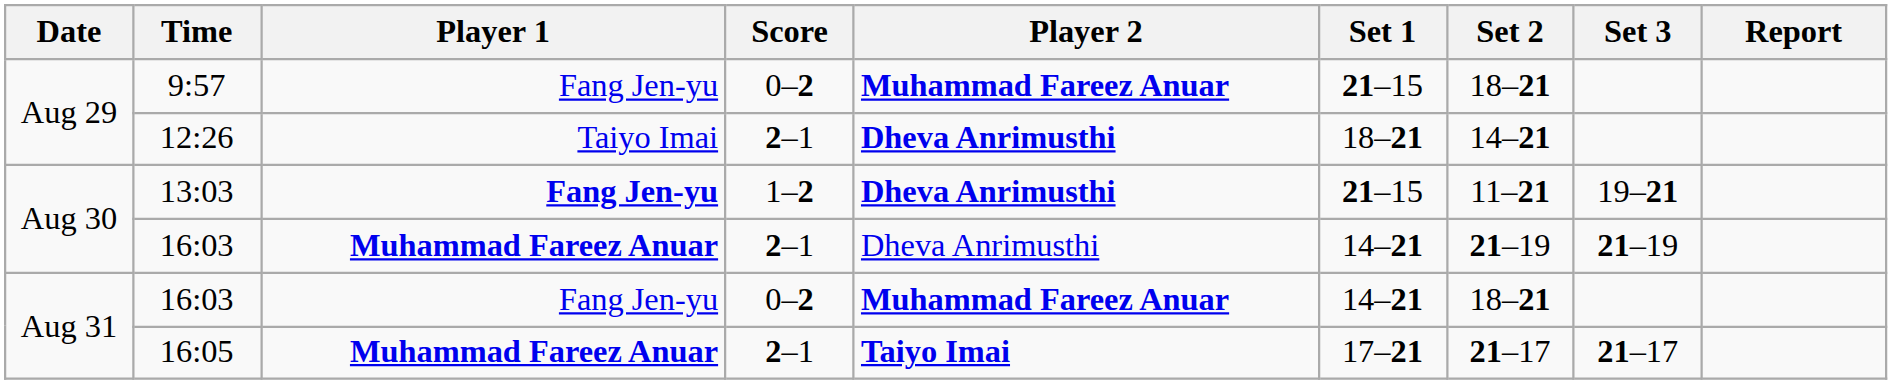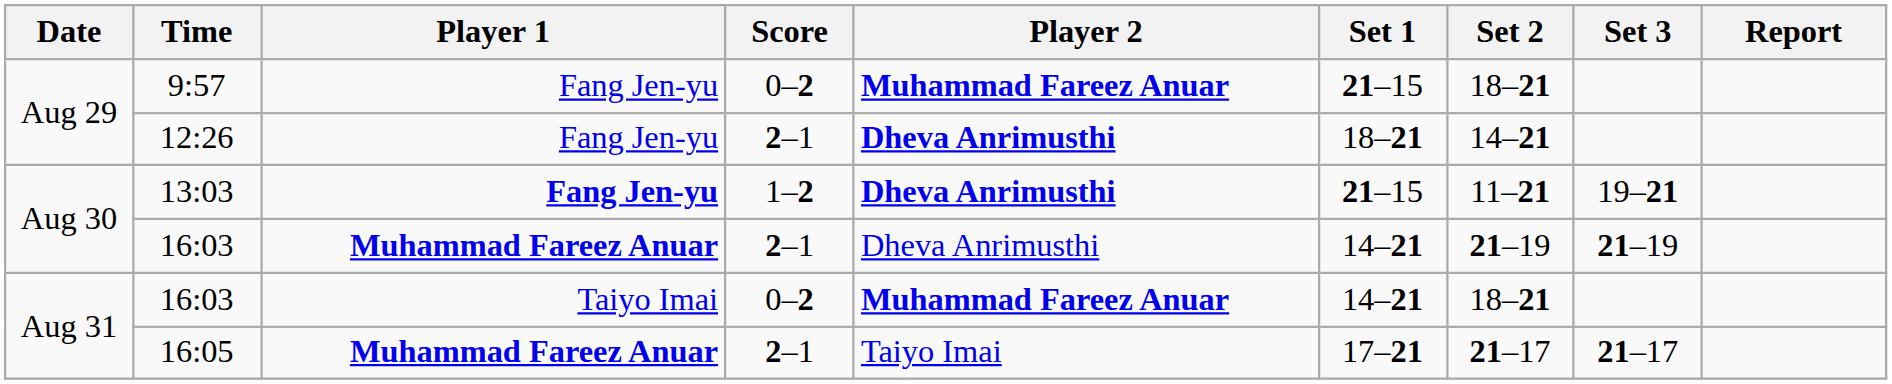(648, 138) Taiyo Imai -> (638, 138) Fang Jen-yu
(638, 298) Fang Jen-yu -> (648, 298) Taiyo Imai
(936, 352) bold -> (931, 352) normal
